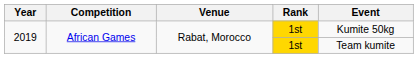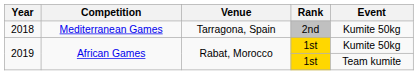+ row: (23, 29)
